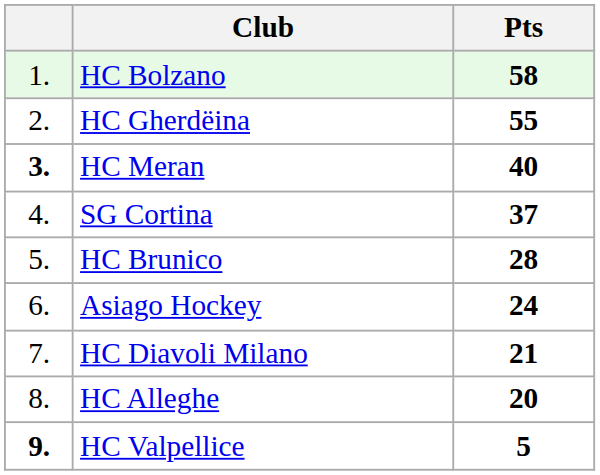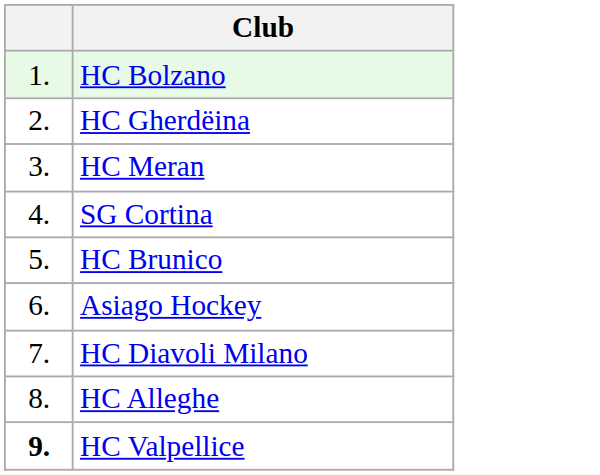- column: (524, 27)
(39, 167) bold -> (39, 167) normal
